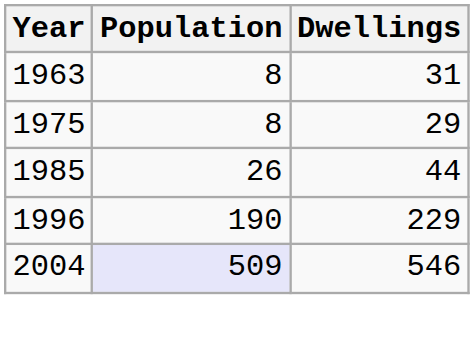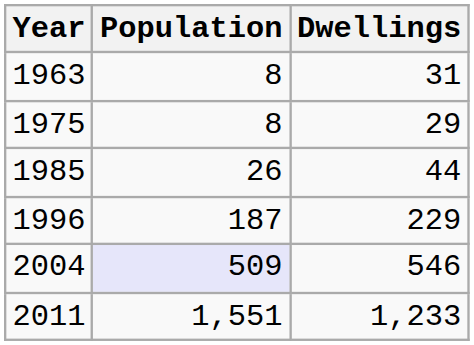(255, 219) 190 -> (255, 219) 187
+ row: (49, 315)
